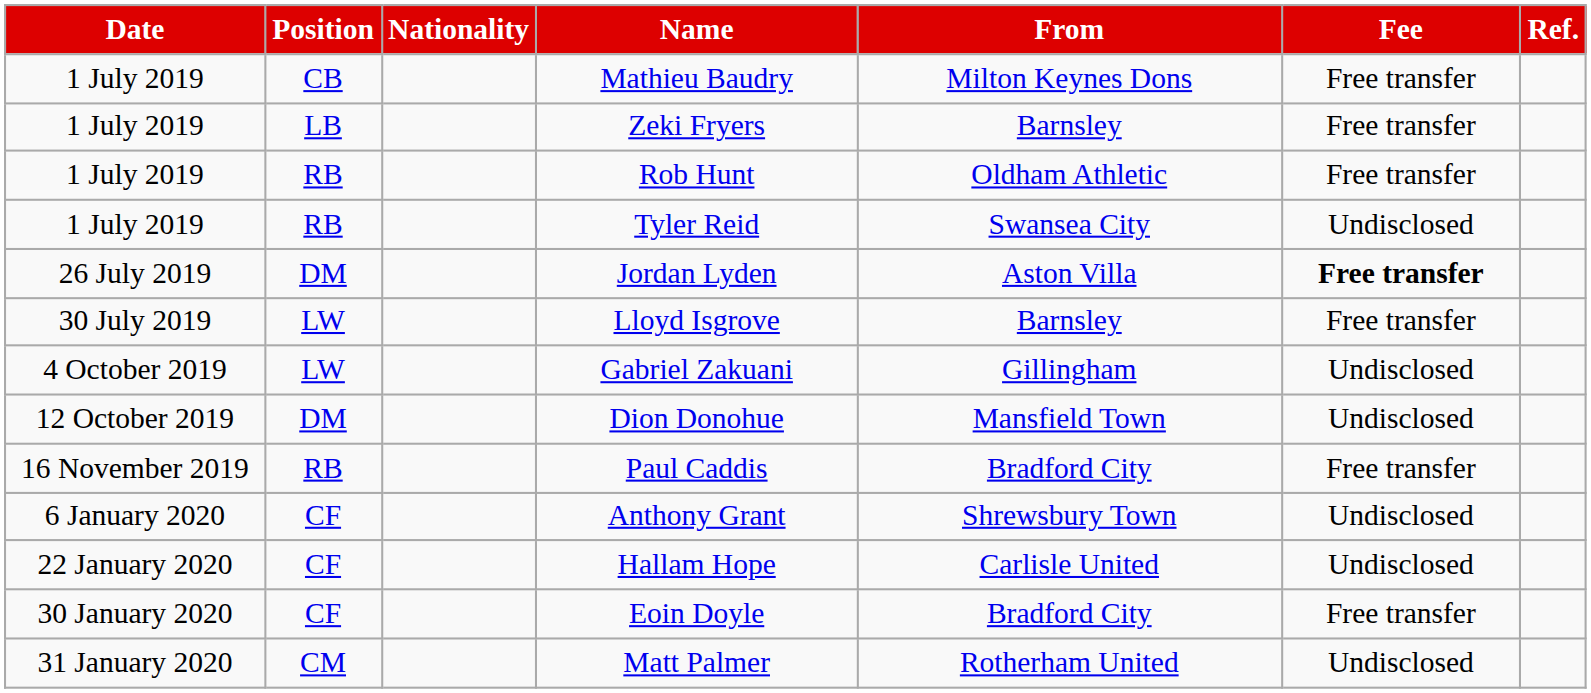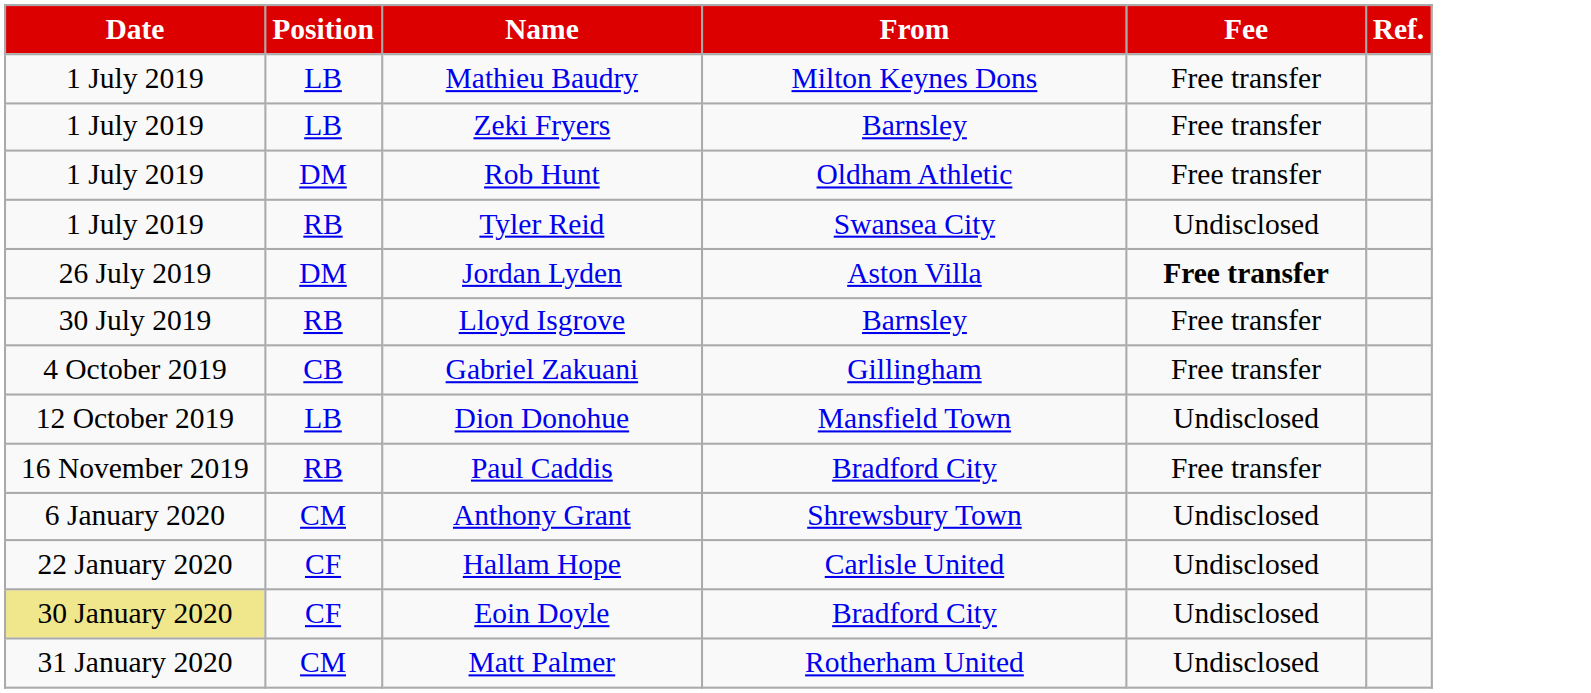- column: (459, 29)
(323, 77) CB -> (323, 77) LB
(323, 175) RB -> (323, 175) DM
(323, 321) LW -> (323, 321) RB
(323, 370) LW -> (323, 370) CB
(1401, 370) Undisclosed -> (1246, 370) Free transfer
(323, 418) DM -> (323, 418) LB
(323, 516) CF -> (323, 516) CM
(135, 613) no background -> (135, 613) khaki background
(1401, 613) Free transfer -> (1246, 613) Undisclosed
